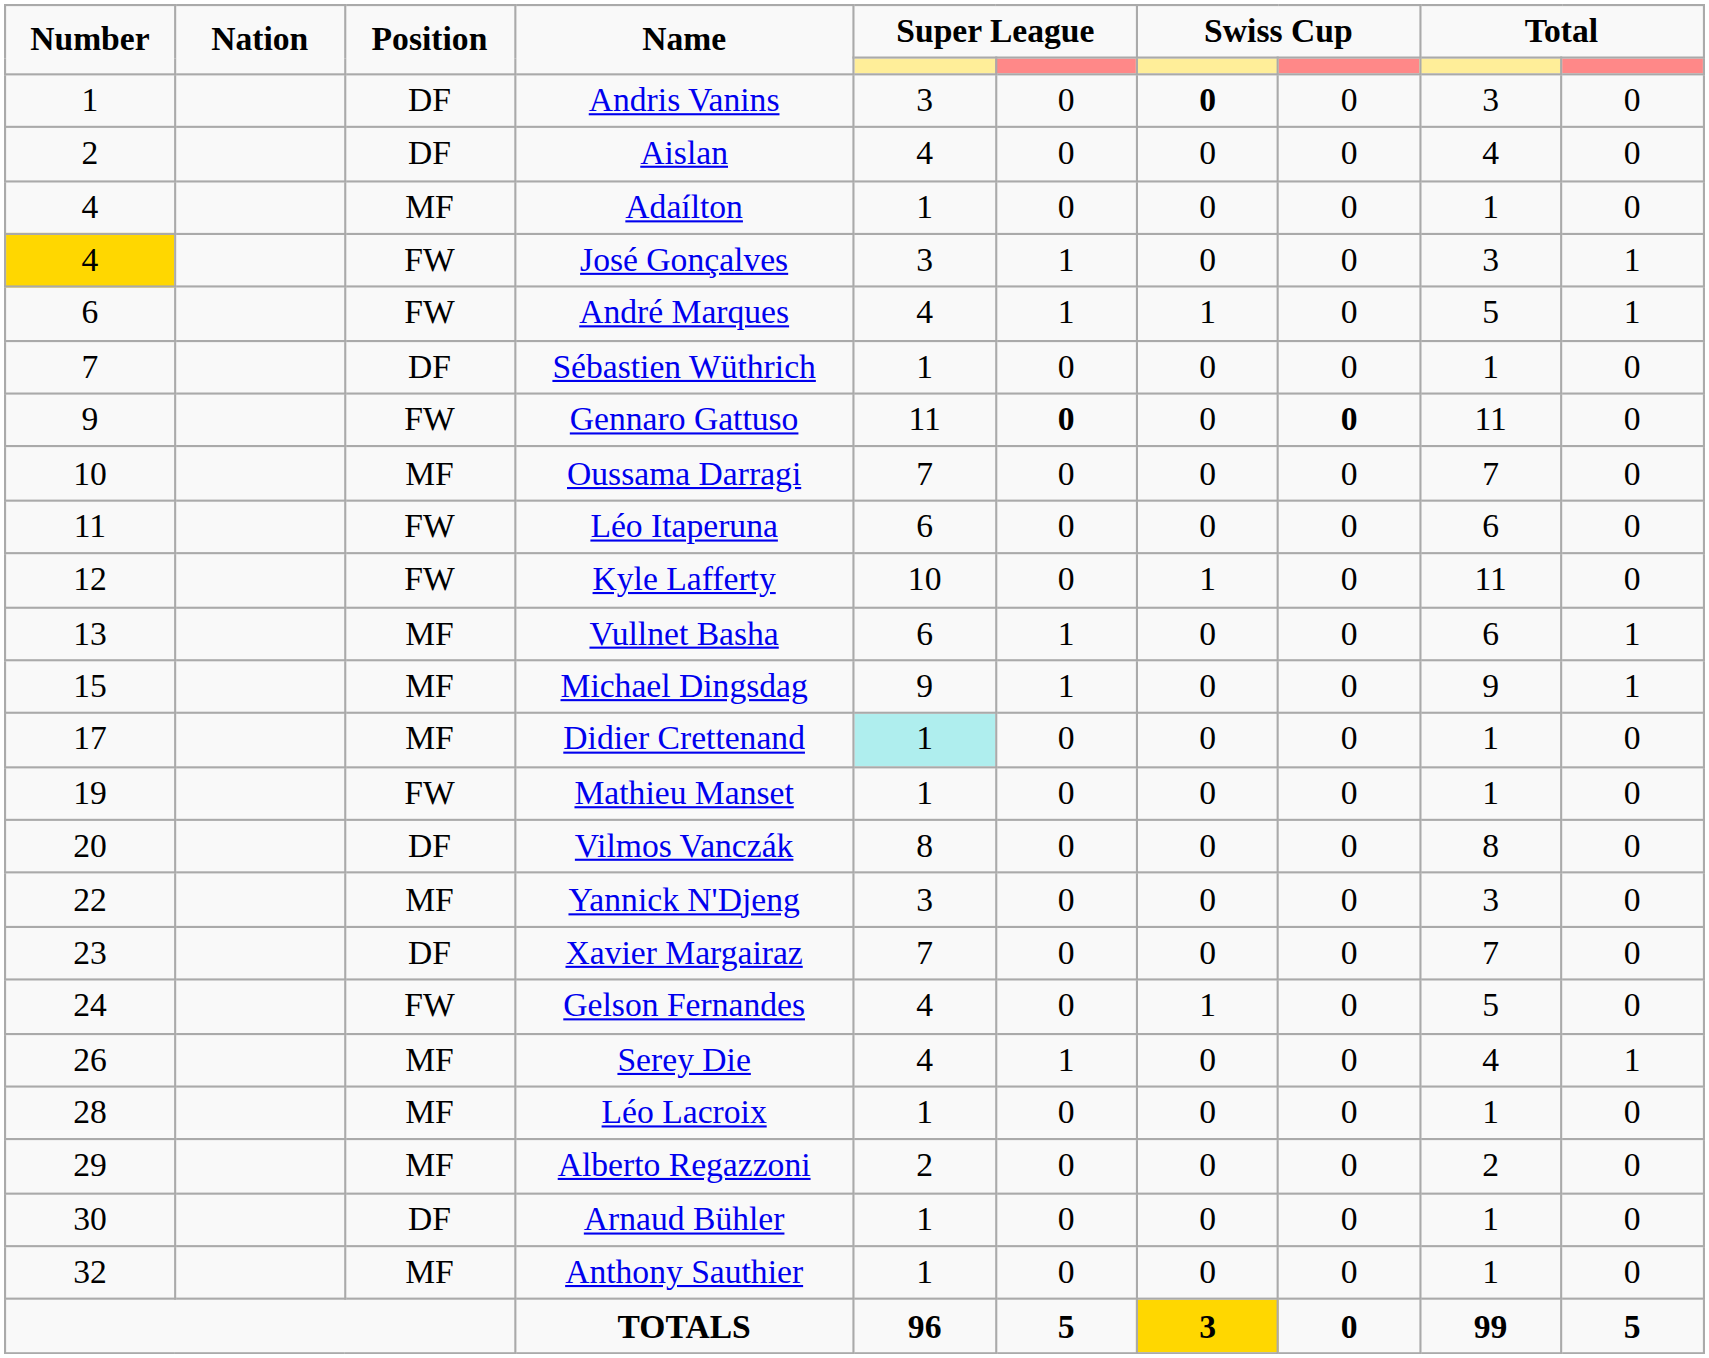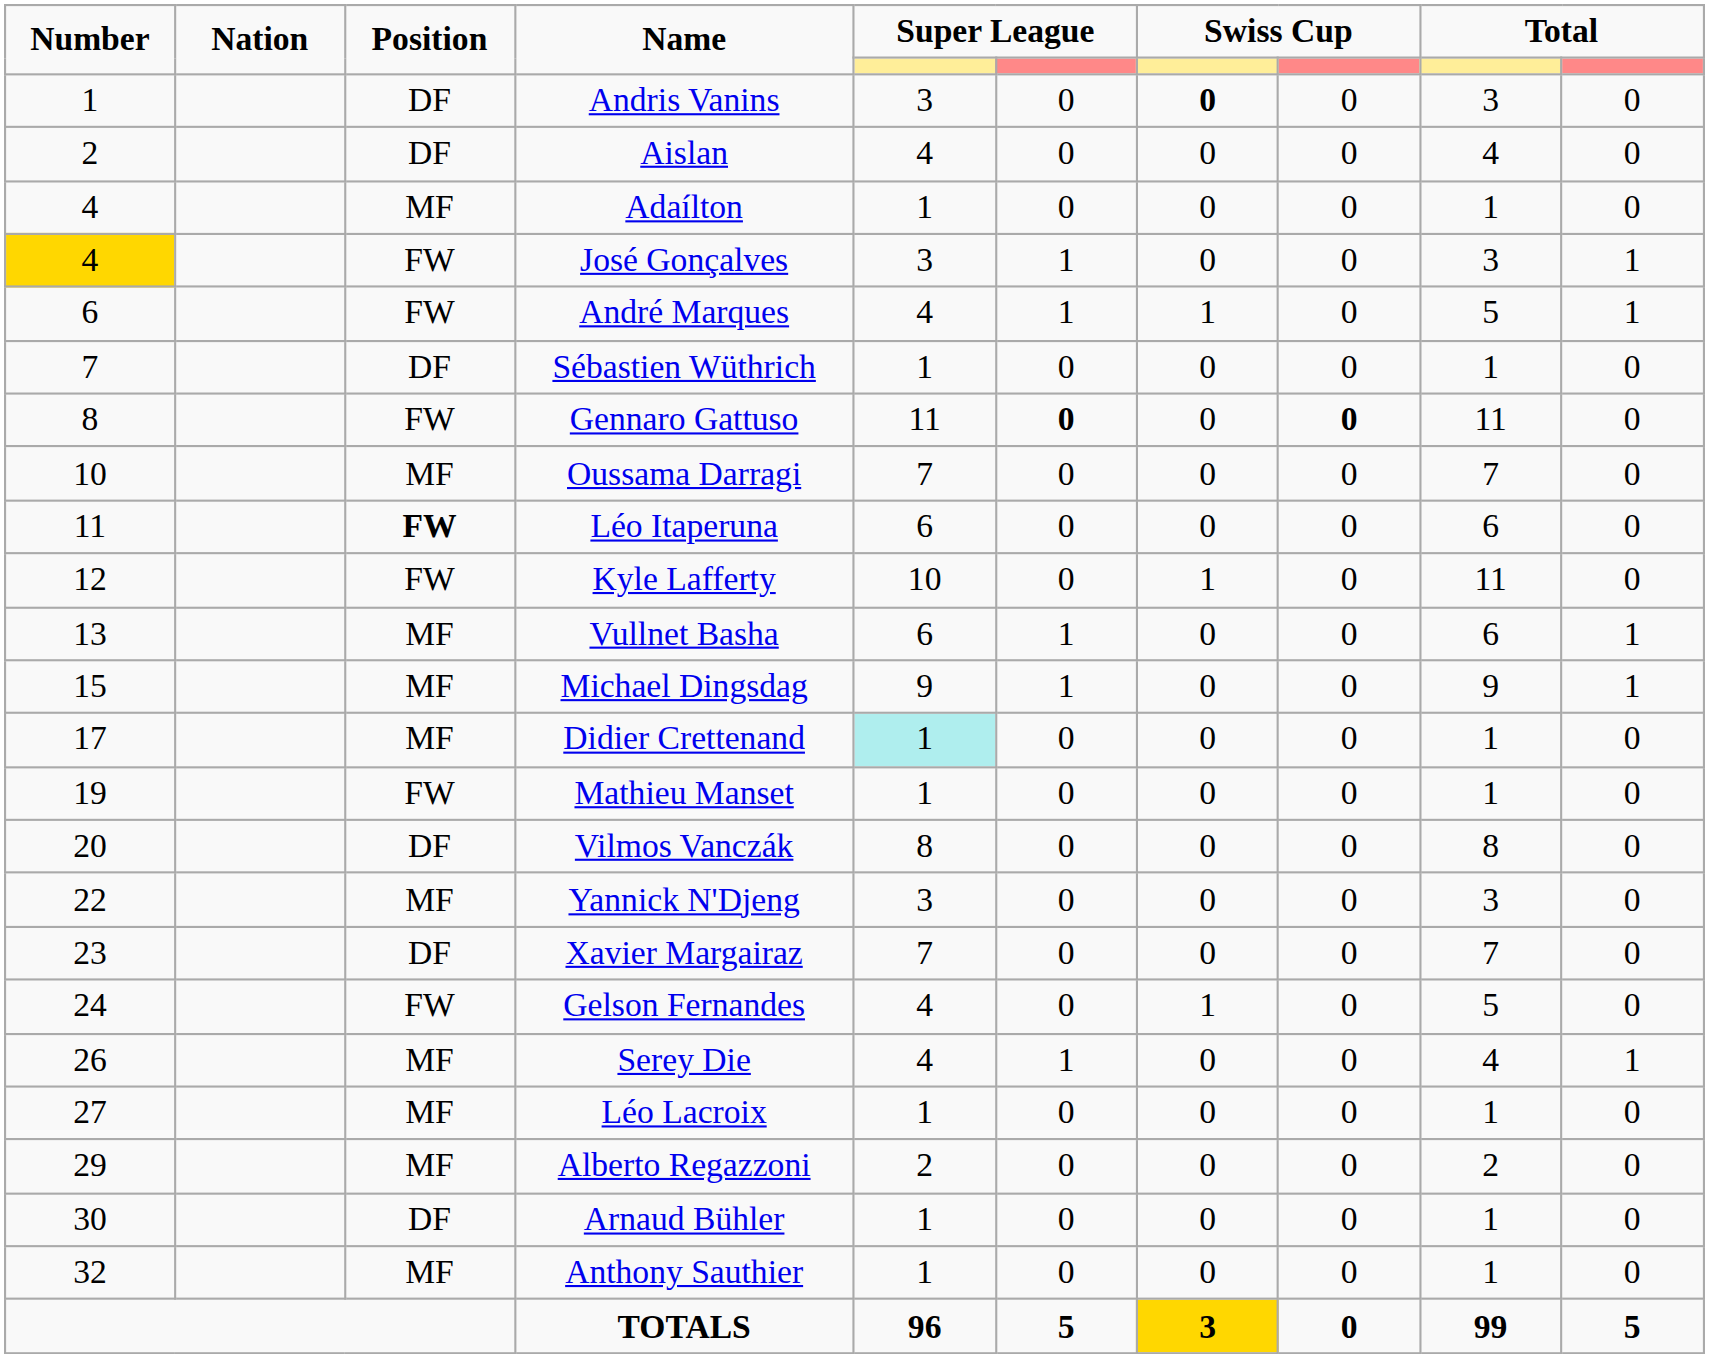(90, 419) 9 -> (90, 419) 8
(429, 526) normal -> (429, 526) bold
(90, 1112) 28 -> (90, 1112) 27
